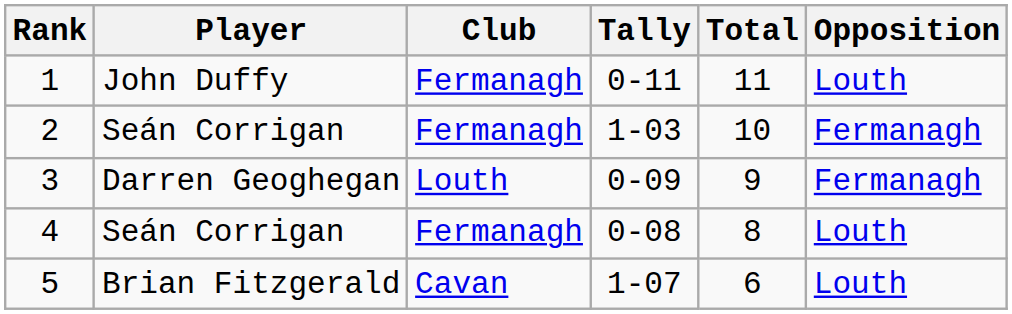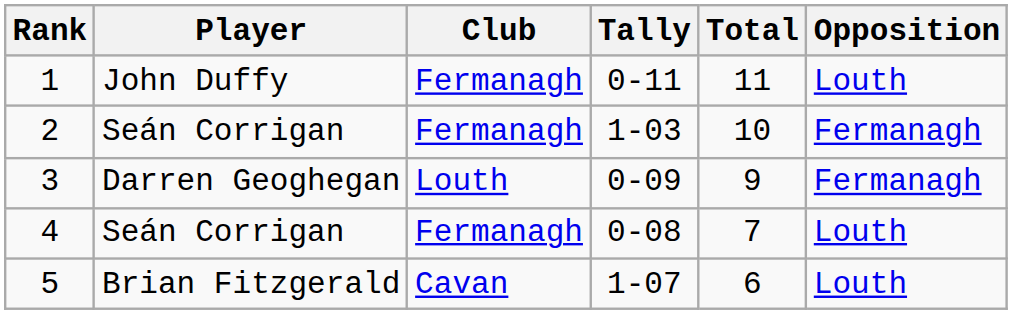(752, 233) 8 -> (752, 233) 7
